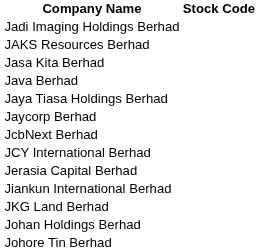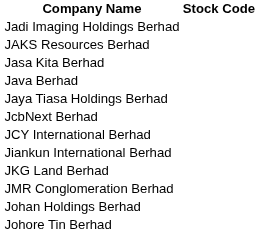- row: (50, 117)
- row: (71, 171)
+ row: (89, 189)
